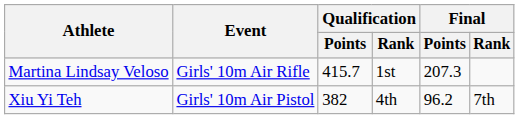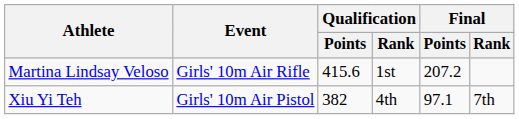(341, 72) 415.7 -> (341, 72) 415.6
(443, 72) 207.3 -> (443, 72) 207.2
(438, 99) 96.2 -> (438, 99) 97.1
